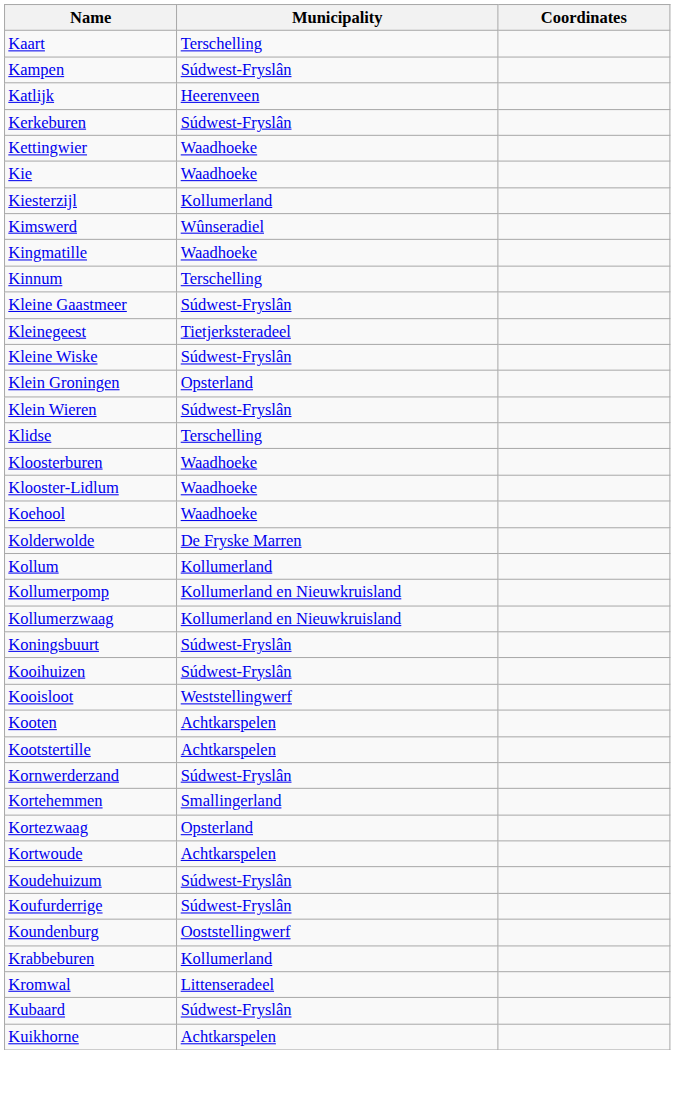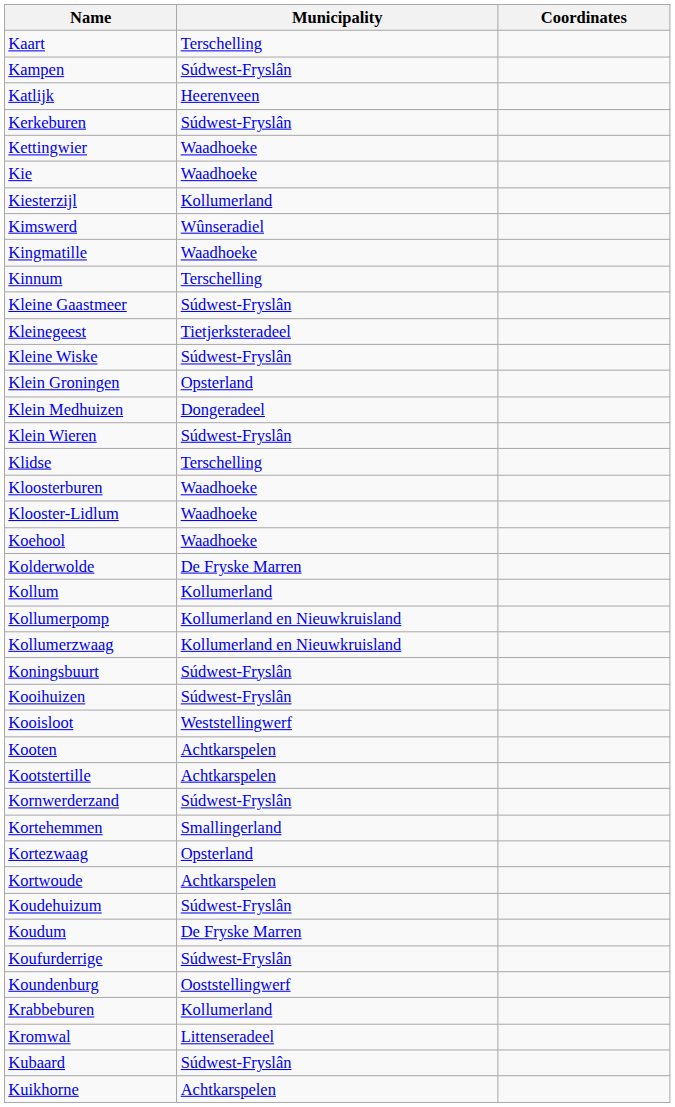+ row: (66, 409)
+ row: (37, 932)
